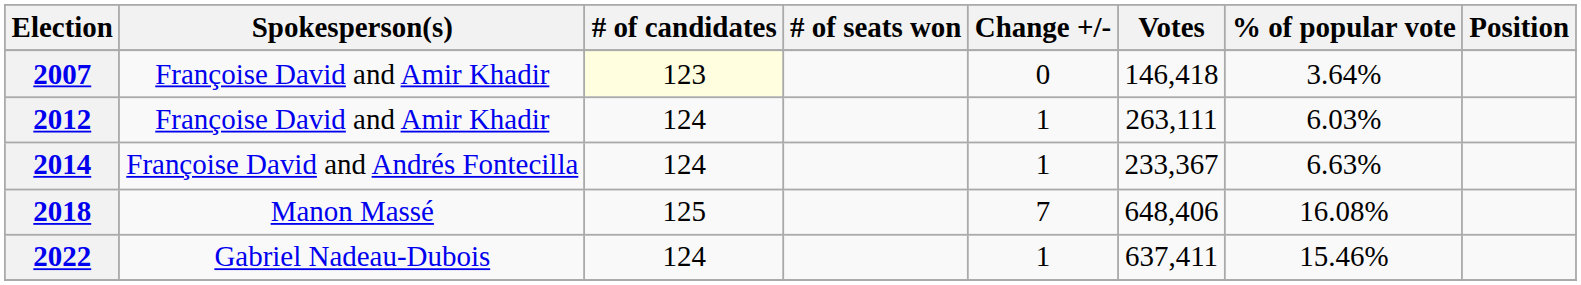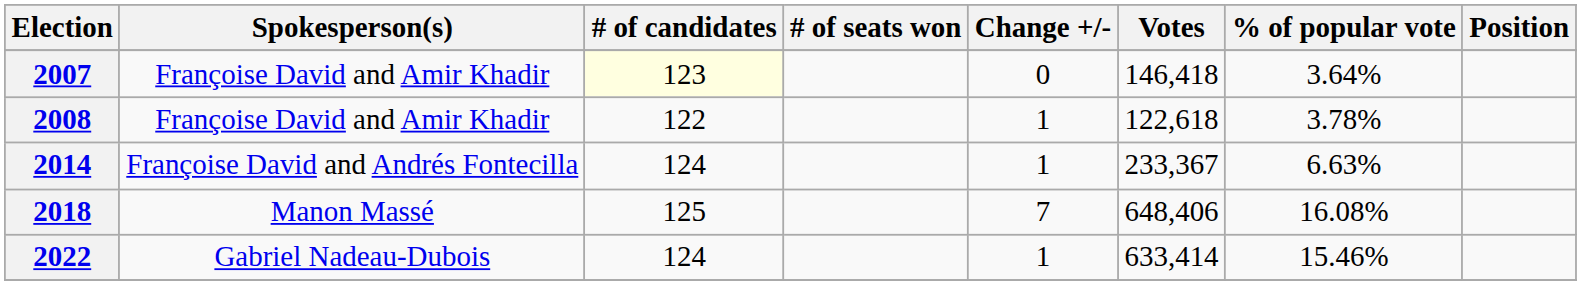+ row: (62, 119)
- row: (62, 119)
(1172, 257) 637,411 -> (1172, 257) 633,414
